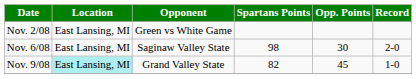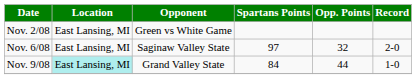(273, 47) 98 -> (273, 47) 97
(343, 47) 30 -> (343, 47) 32
(273, 64) 82 -> (273, 64) 84
(343, 64) 45 -> (343, 64) 44
